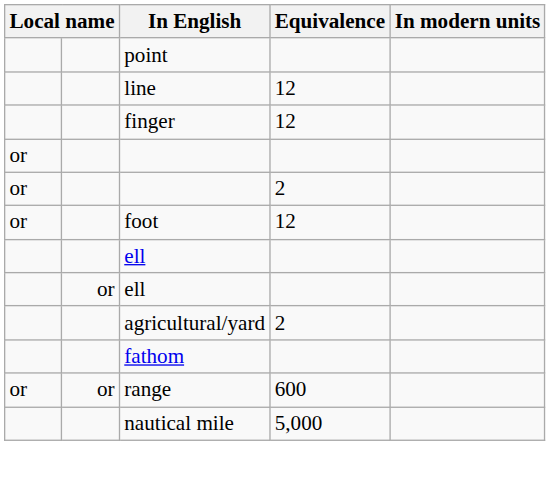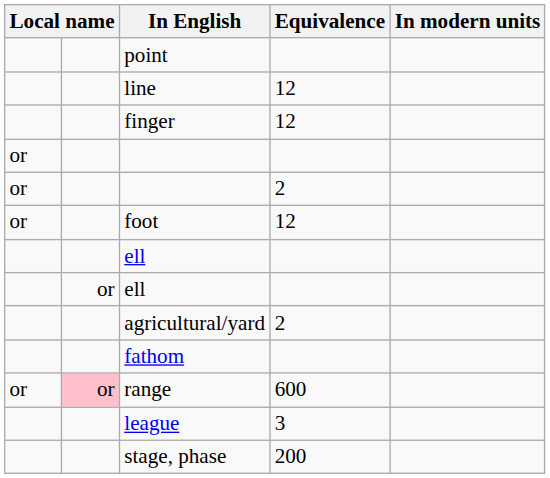(106, 389) no background -> (106, 389) pink background
- row: (179, 423)
+ row: (152, 423)
+ row: (175, 456)
